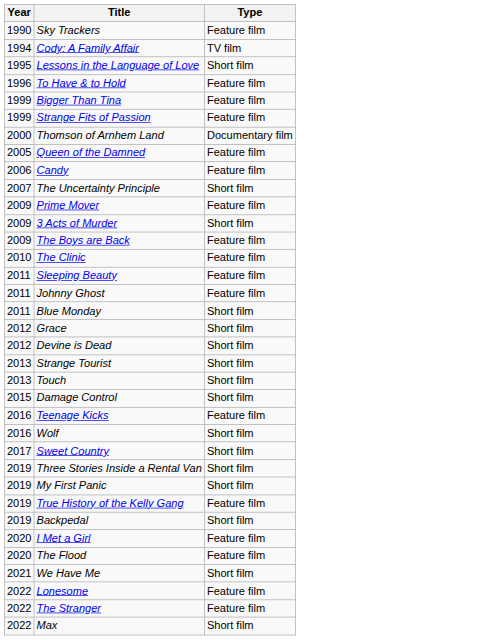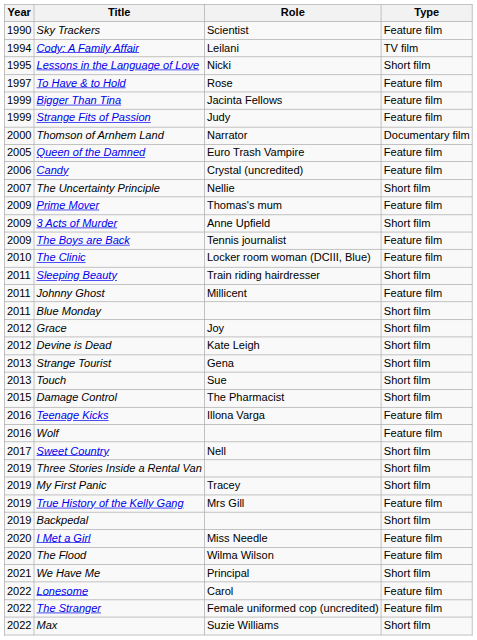+ column: (293, 13)
(19, 83) 1996 -> (19, 83) 1997
(236, 275) Feature film -> (407, 275) Short film
(230, 433) Short film -> (413, 433) Feature film
